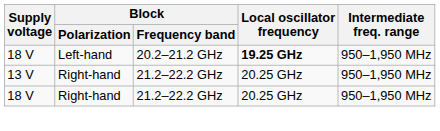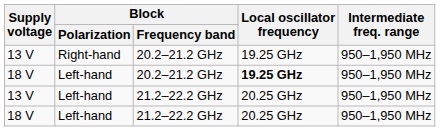+ row: (21, 55)
(89, 75) Right-hand -> (85, 95) Left-hand
(89, 95) Right-hand -> (85, 116) Left-hand
